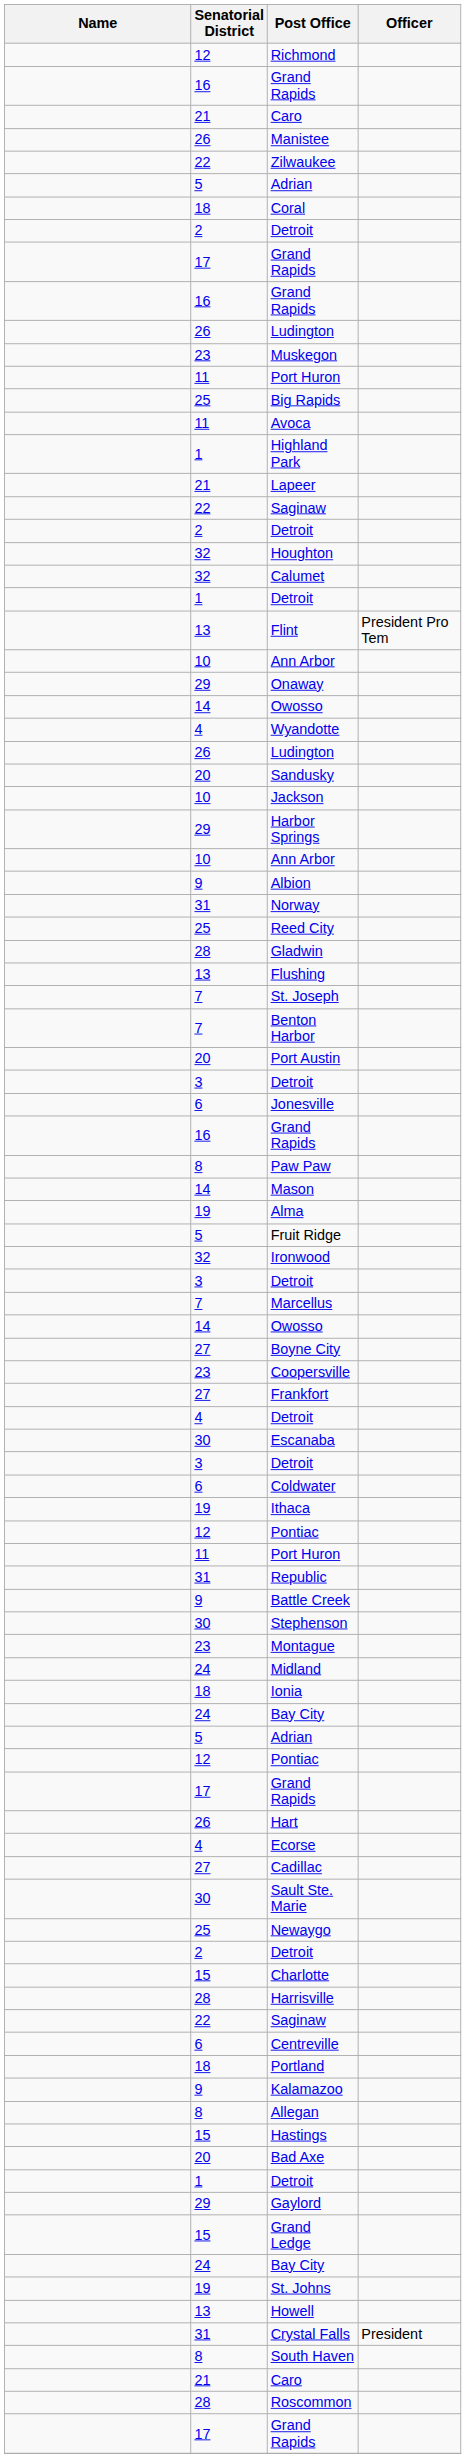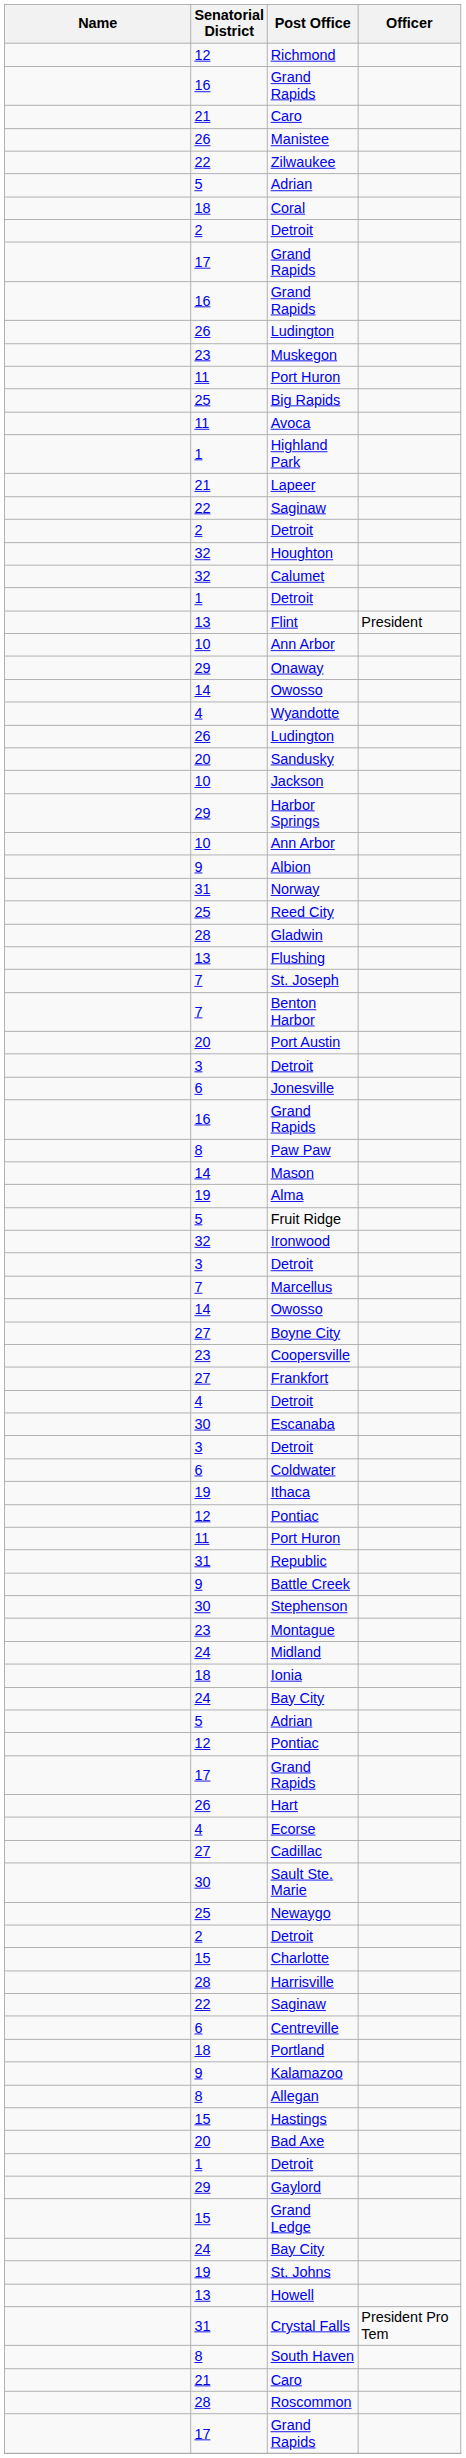(405, 630) President Pro Tem -> (392, 622) President
(392, 2334) President -> (405, 2326) President Pro Tem
